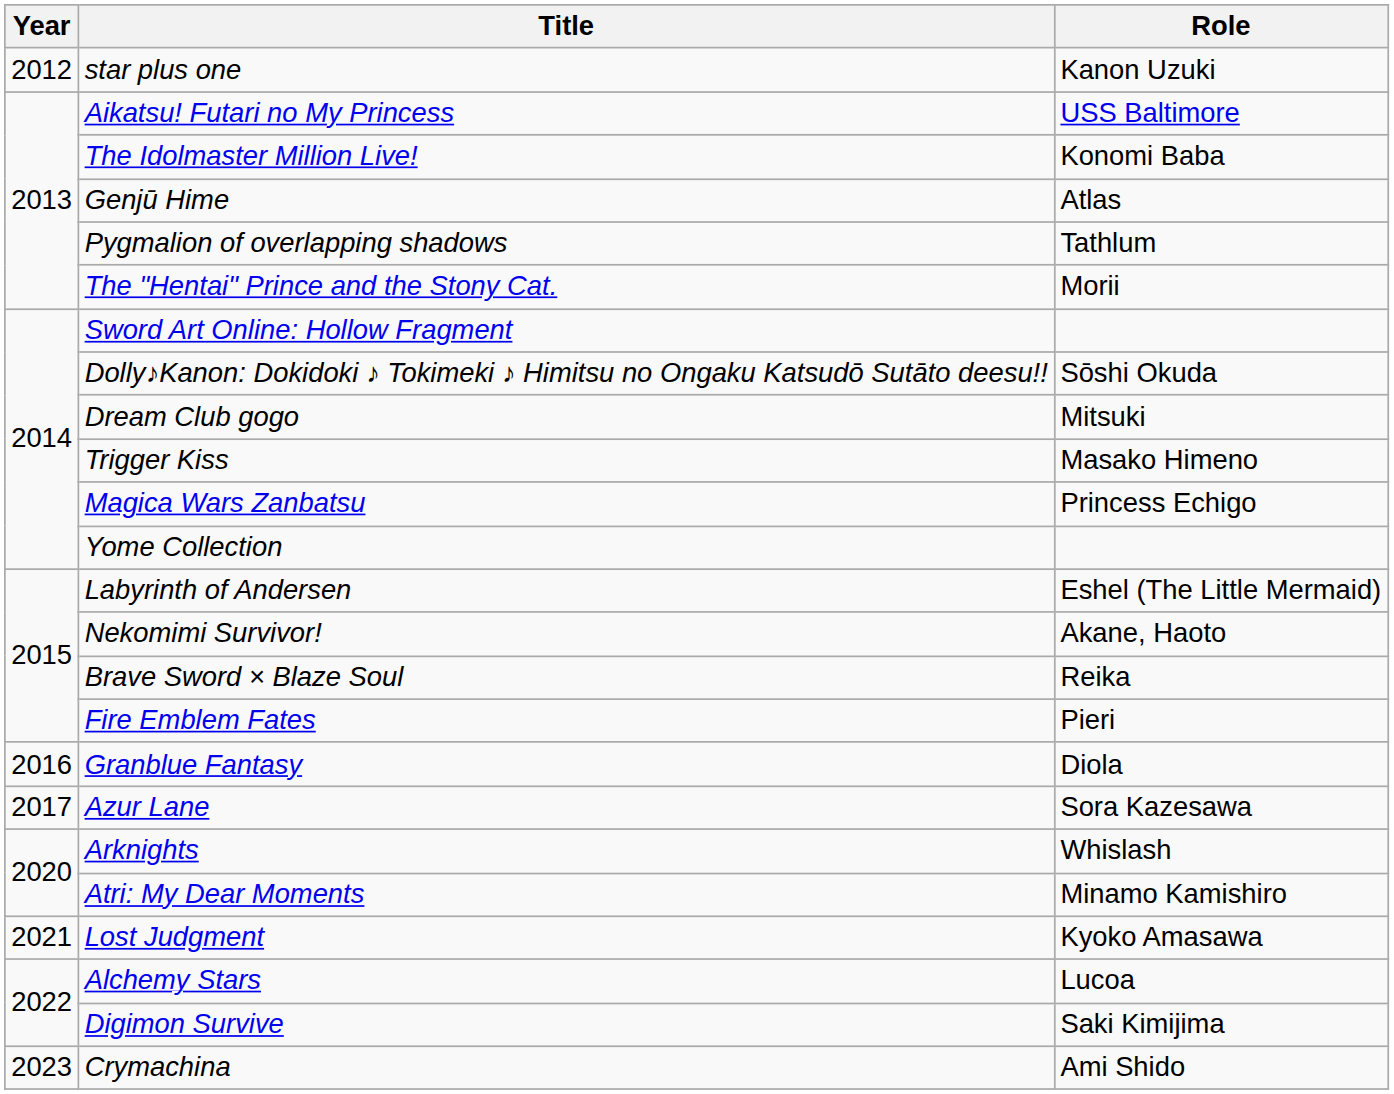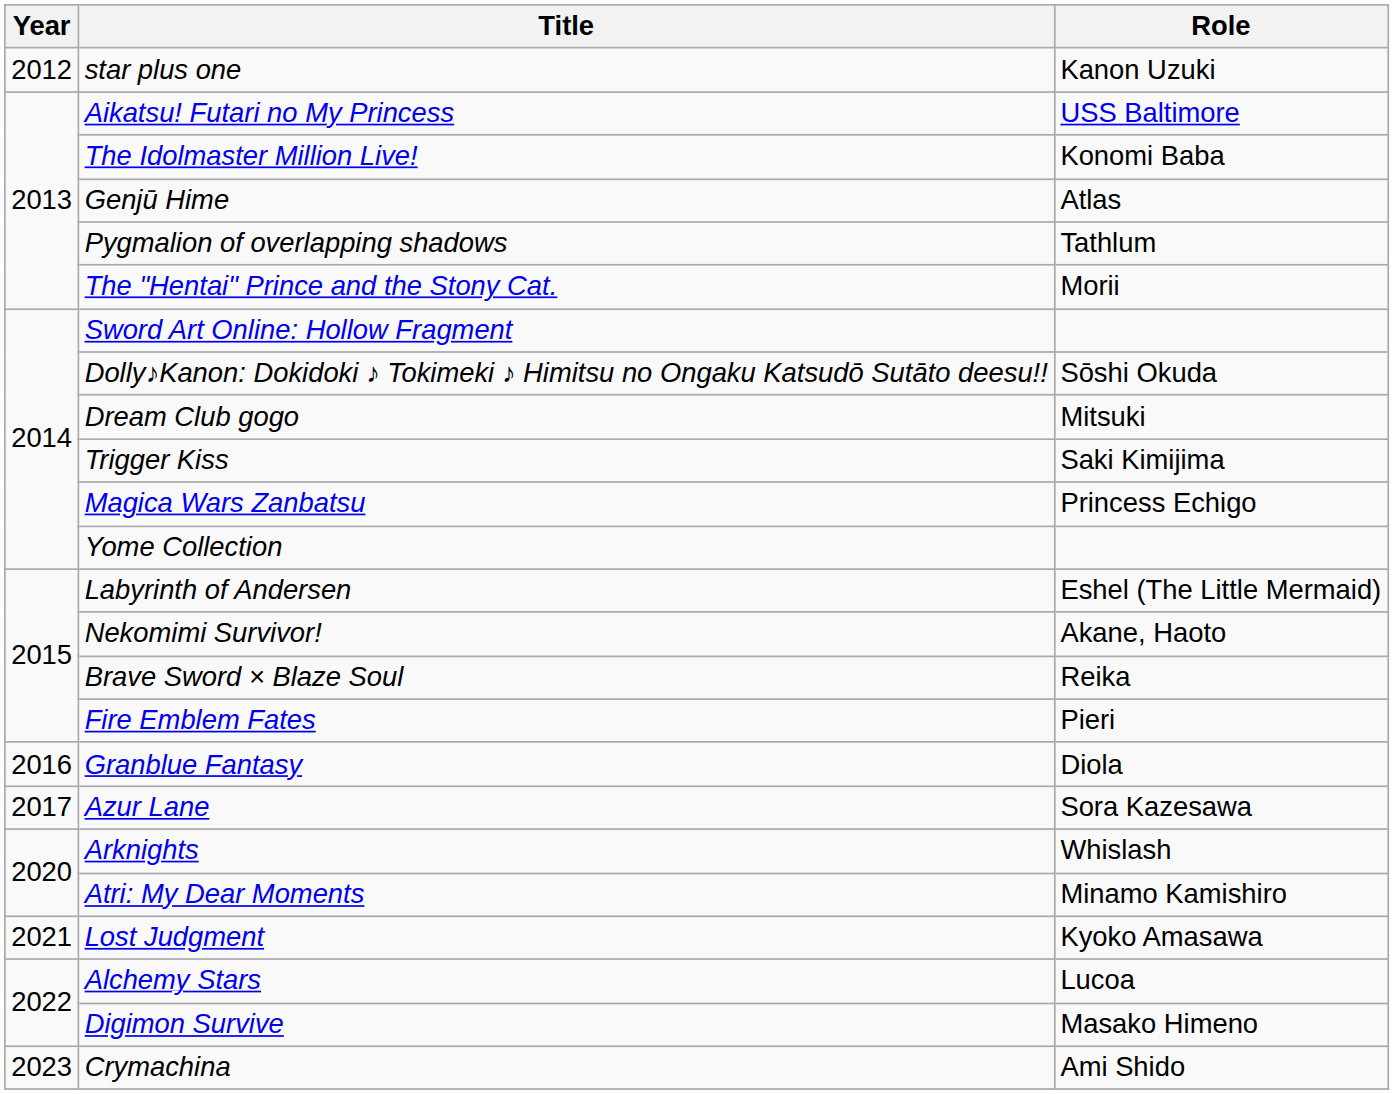(1159, 460) Masako Himeno -> (1142, 460) Saki Kimijima
(1142, 1024) Saki Kimijima -> (1159, 1024) Masako Himeno
